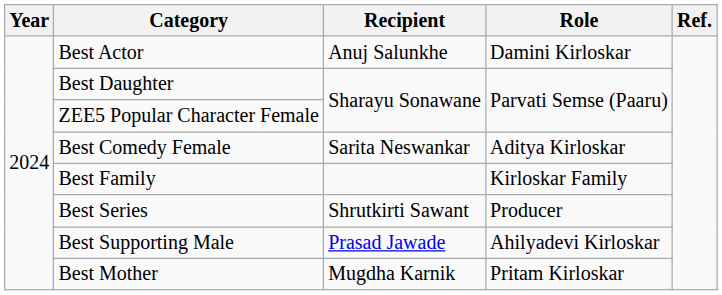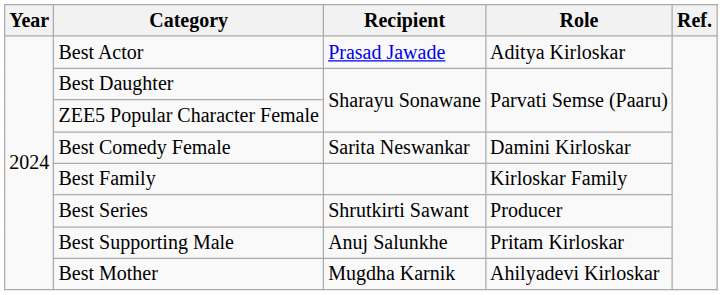(388, 52) Anuj Salunkhe -> (387, 52) Prasad Jawade
(560, 52) Damini Kirloskar -> (558, 52) Aditya Kirloskar
(558, 147) Aditya Kirloskar -> (560, 147) Damini Kirloskar
(387, 242) Prasad Jawade -> (388, 242) Anuj Salunkhe
(575, 242) Ahilyadevi Kirloskar -> (557, 242) Pritam Kirloskar
(557, 274) Pritam Kirloskar -> (575, 274) Ahilyadevi Kirloskar
